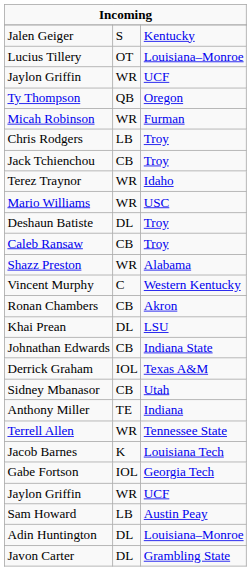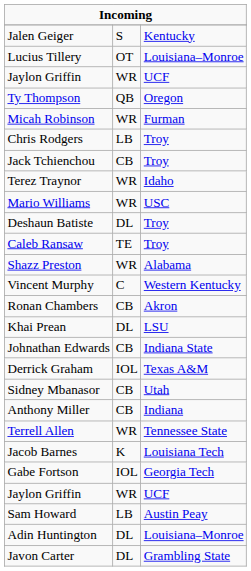(125, 243) CB -> (124, 243) TE
(124, 410) TE -> (125, 410) CB
